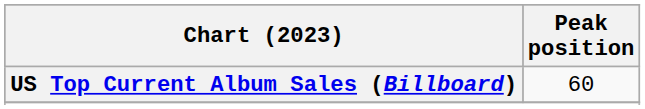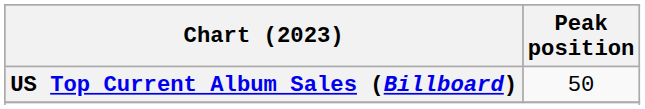(581, 85) 60 -> (581, 85) 50
